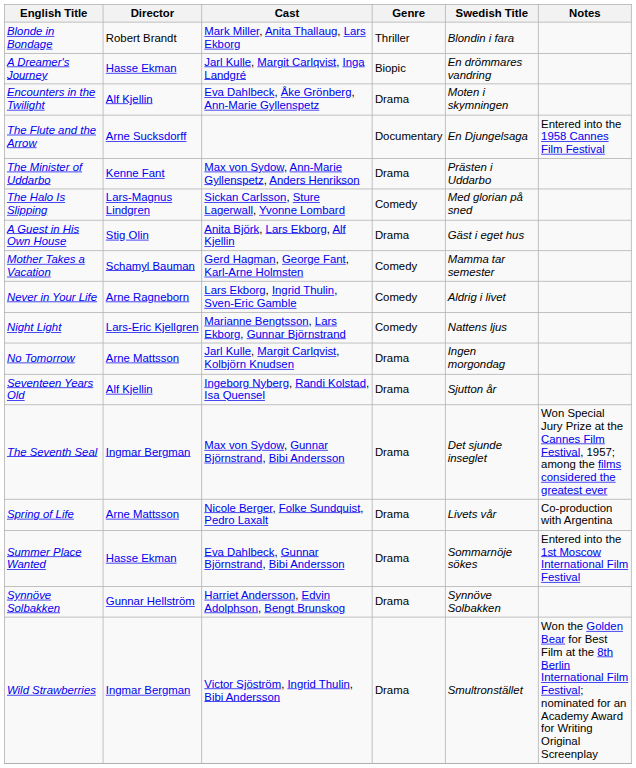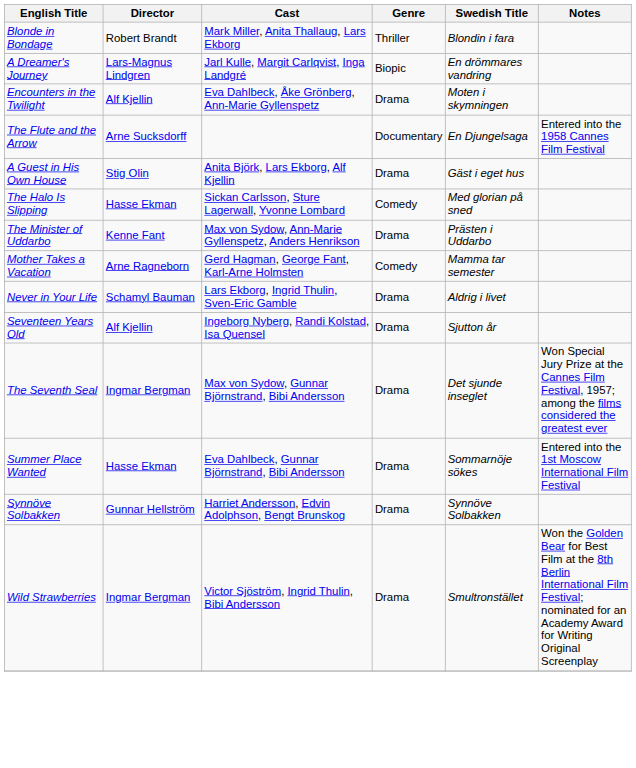(141, 68) Hasse Ekman -> (139, 68) Lars-Magnus Lindgren
rows swapped: (43, 235) <-> (45, 173)
(139, 204) Lars-Magnus Lindgren -> (141, 204) Hasse Ekman
(150, 266) Schamyl Bauman -> (148, 266) Arne Ragneborn
(148, 297) Arne Ragneborn -> (150, 297) Schamyl Bauman
(396, 297) Comedy -> (392, 297) Drama
- row: (34, 327)
- row: (41, 358)
- row: (40, 514)
